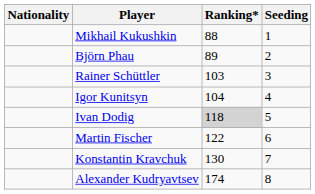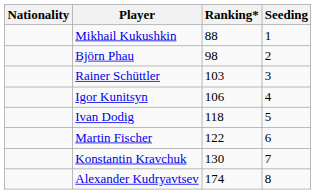(211, 55) 89 -> (211, 55) 98
(214, 96) 104 -> (214, 96) 106
(214, 117) lightgrey background -> (214, 117) no background
